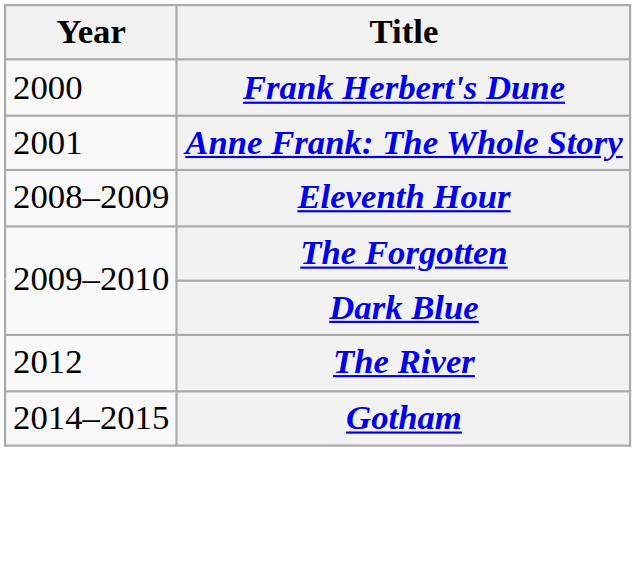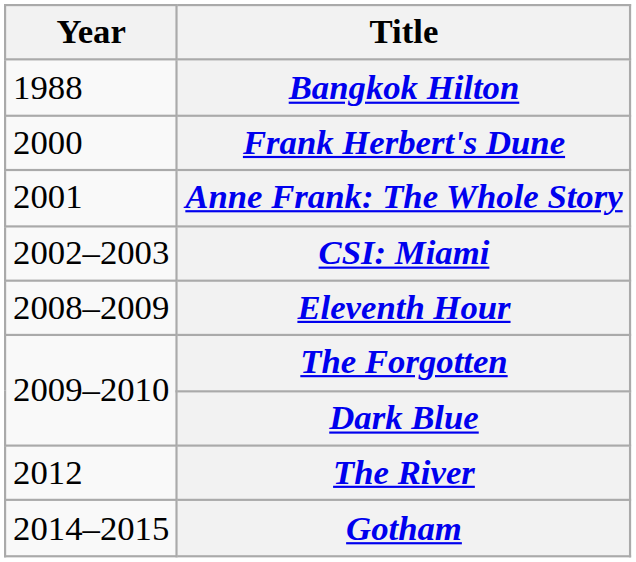+ row: (404, 87)
+ row: (404, 252)
